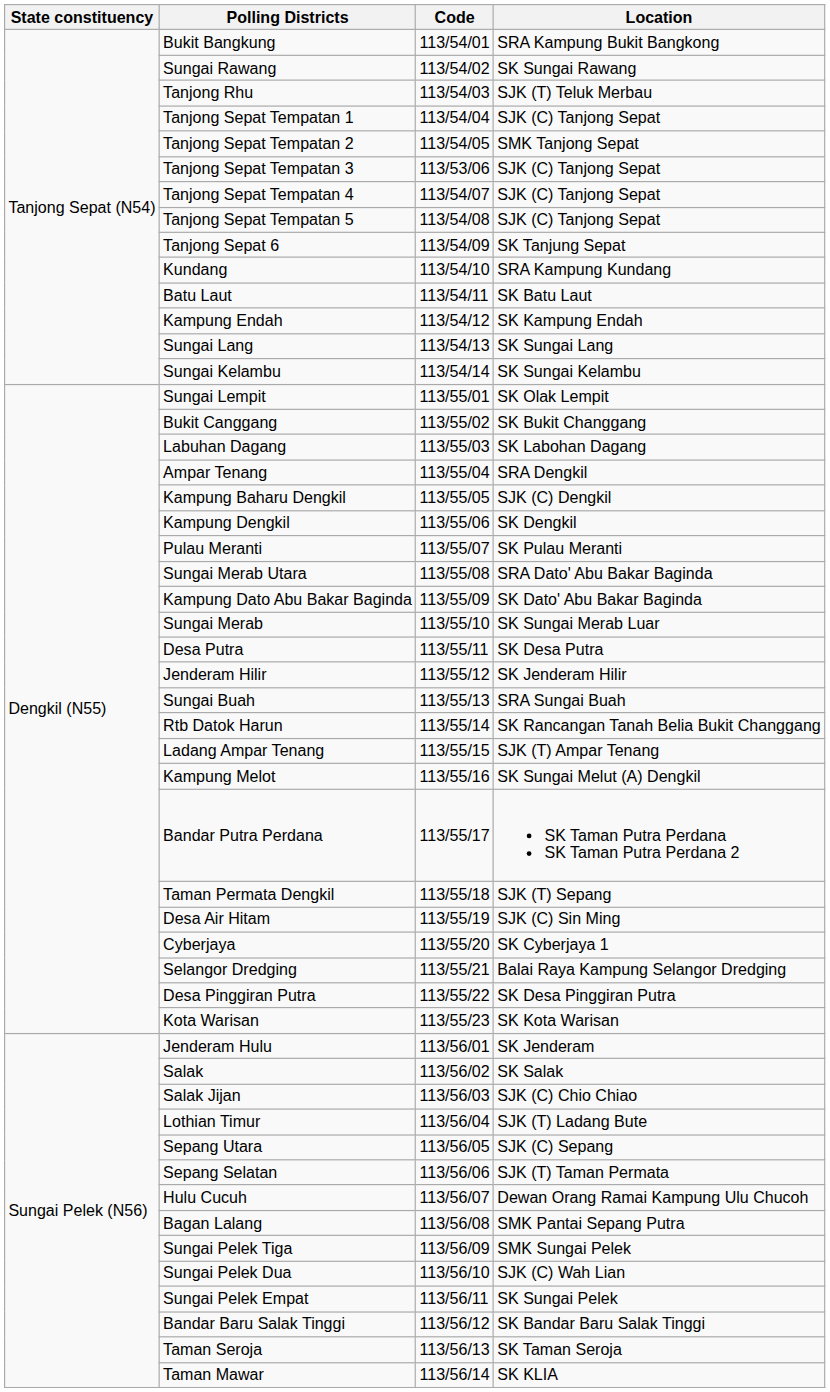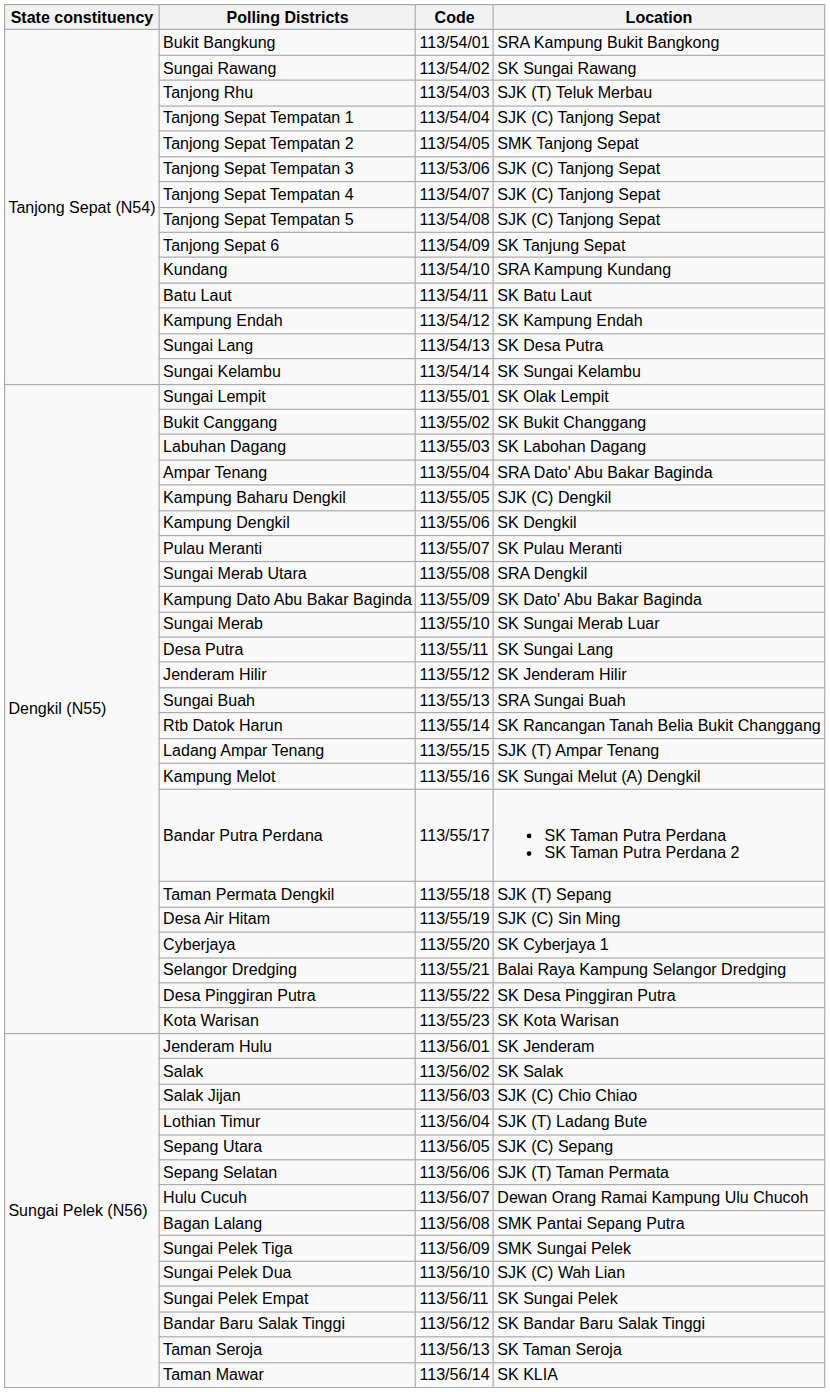(555, 346) SK Sungai Lang -> (550, 346) SK Desa Putra
(542, 472) SRA Dengkil -> (605, 472) SRA Dato' Abu Bakar Baginda
(605, 573) SRA Dato' Abu Bakar Baginda -> (542, 573) SRA Dengkil
(550, 649) SK Desa Putra -> (555, 649) SK Sungai Lang
